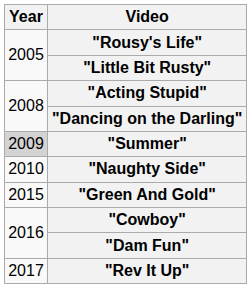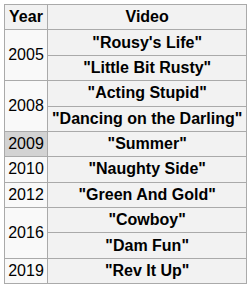(26, 194) 2015 -> (26, 194) 2012
(26, 270) 2017 -> (26, 270) 2019
